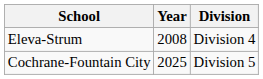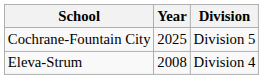rows swapped: (45, 39) <-> (79, 62)
